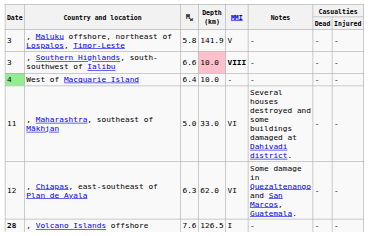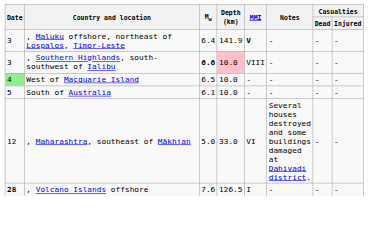(189, 41) 5.8 -> (208, 41) 6.4
(230, 41) normal -> (249, 41) bold
(189, 62) normal -> (208, 62) bold
(237, 62) bold -> (256, 62) normal
(189, 80) 6.4 -> (208, 80) 6.5
+ row: (69, 92)
(12, 124) 11 -> (12, 141) 12
- row: (92, 190)
